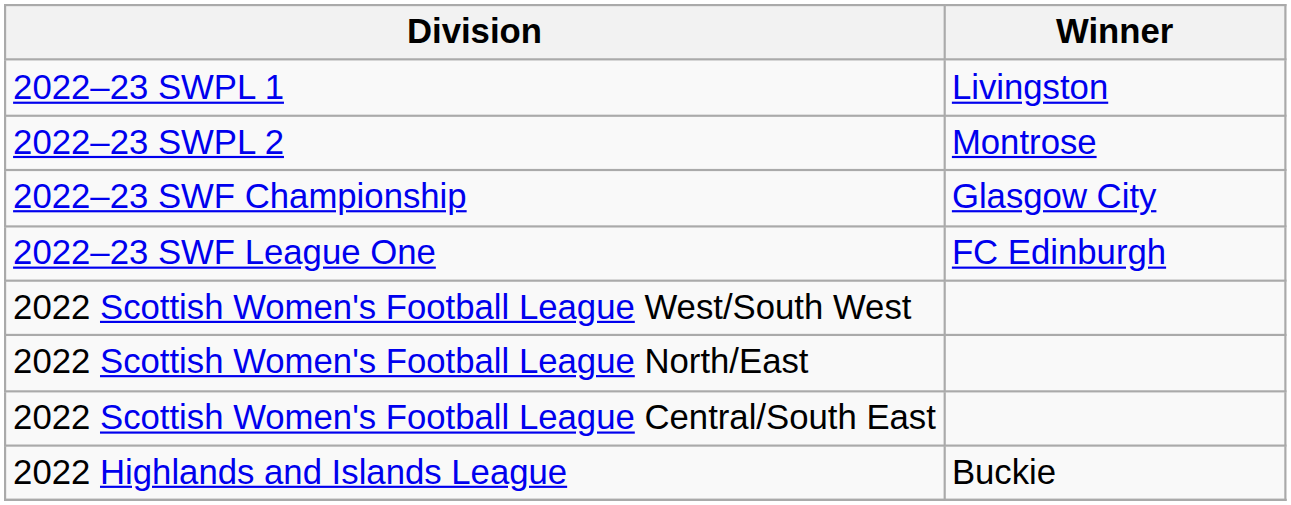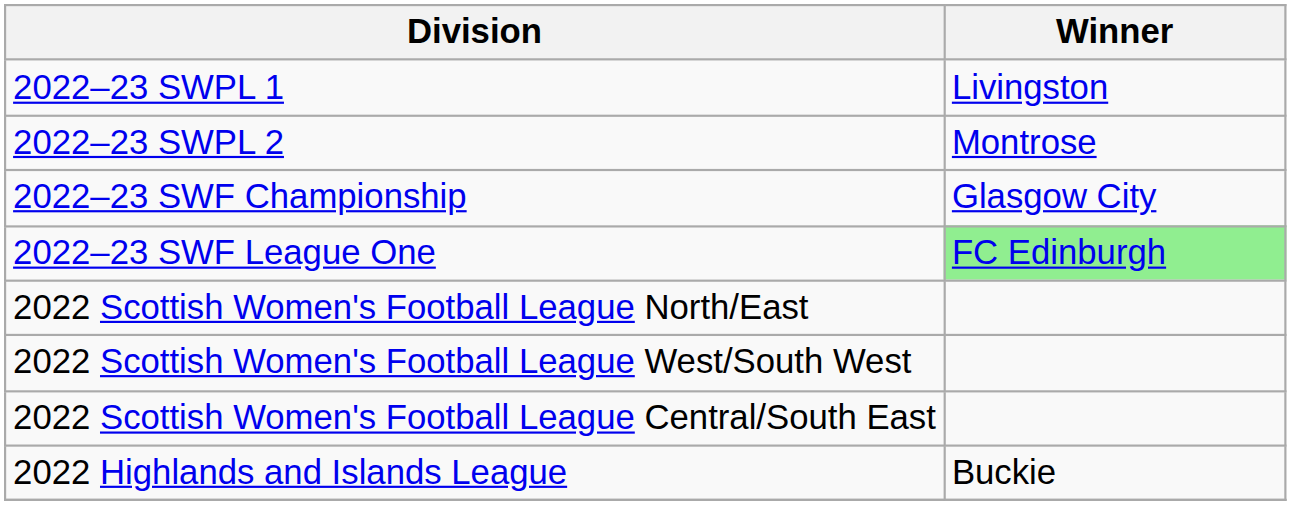(1059, 252) no background -> (1059, 252) lightgreen background
rows swapped: (411, 362) <-> (462, 307)
